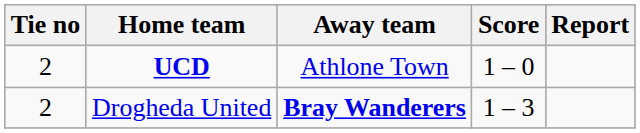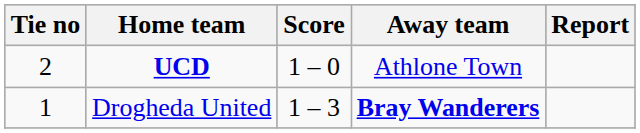columns swapped: (509, 25) <-> (375, 25)
(45, 107) 2 -> (45, 107) 1
